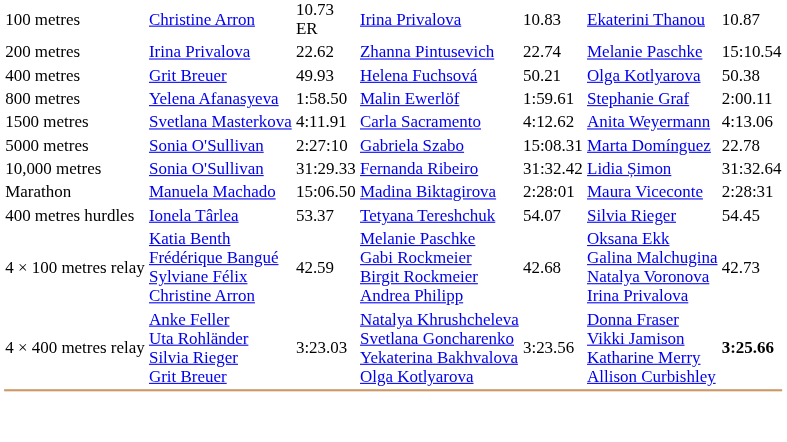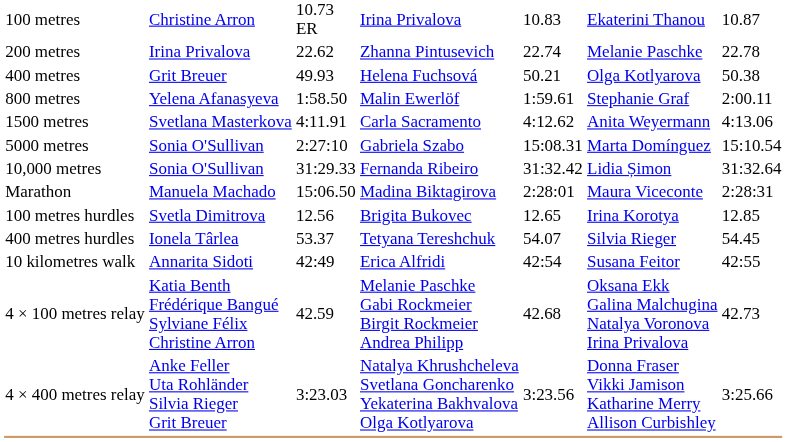(752, 52) 15:10.54 -> (741, 52) 22.78
(741, 145) 22.78 -> (752, 145) 15:10.54
+ row: (70, 215)
+ row: (70, 261)
(748, 347) bold -> (747, 394) normal
